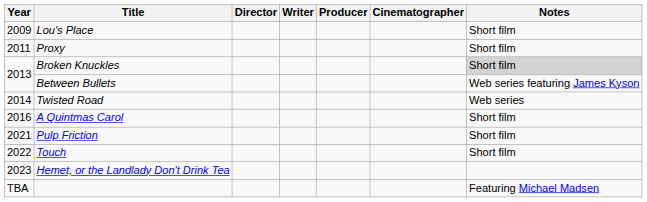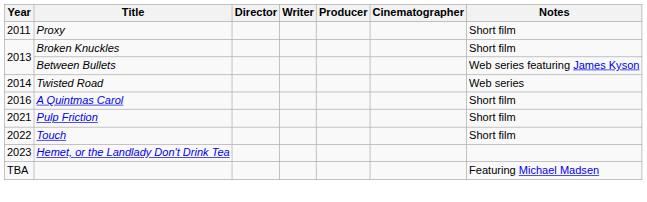- row: (65, 30)
(492, 65) lightgrey background -> (492, 48) no background
